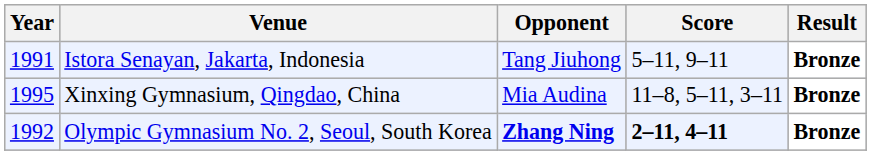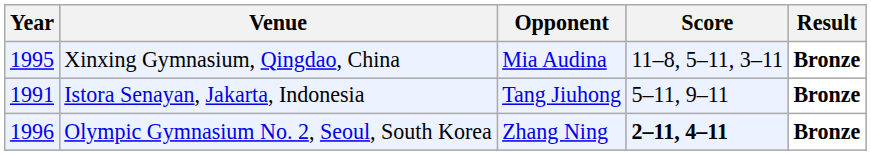rows swapped: (214, 59) <-> (232, 95)
(32, 132) 1992 -> (32, 132) 1996
(558, 132) bold -> (555, 132) normal
